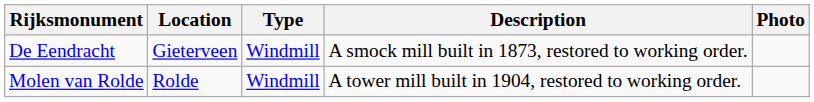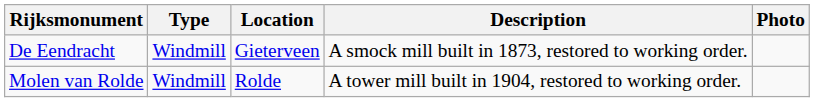columns swapped: (283, 19) <-> (195, 19)
